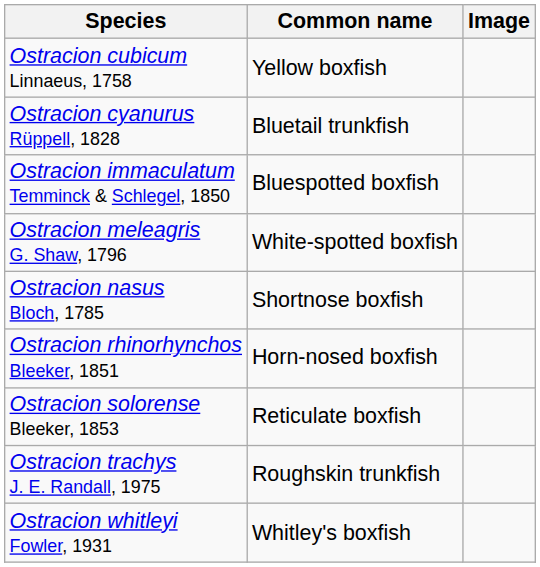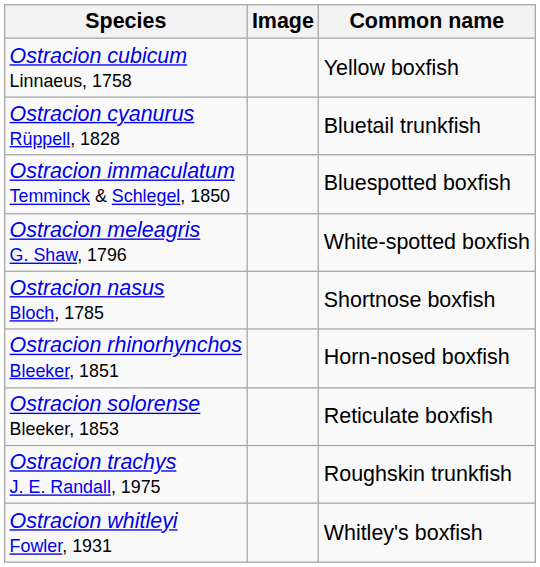columns swapped: (355, 21) <-> (499, 21)
